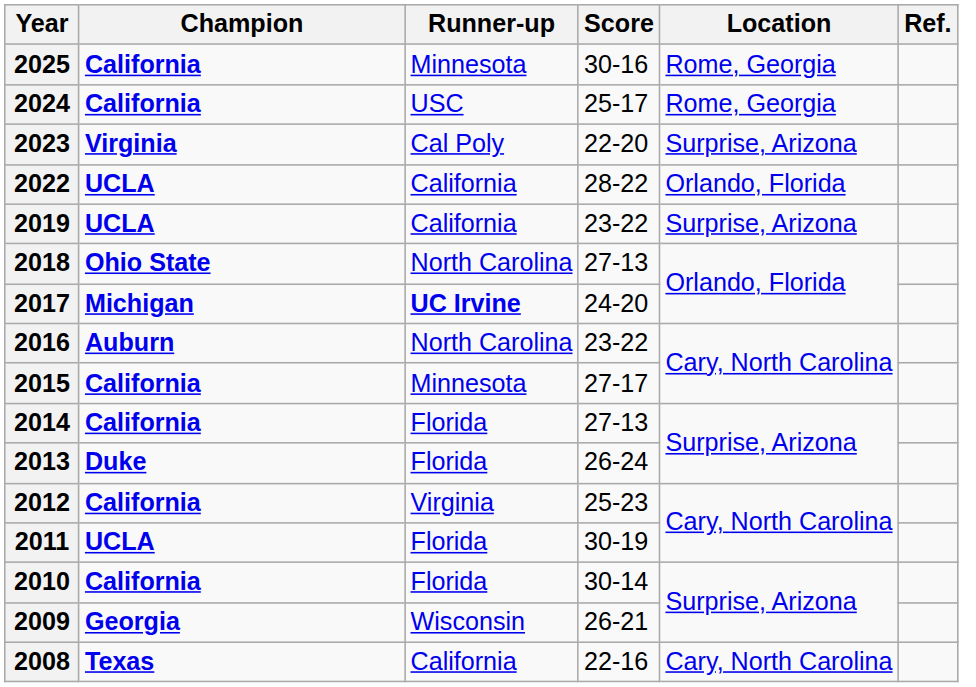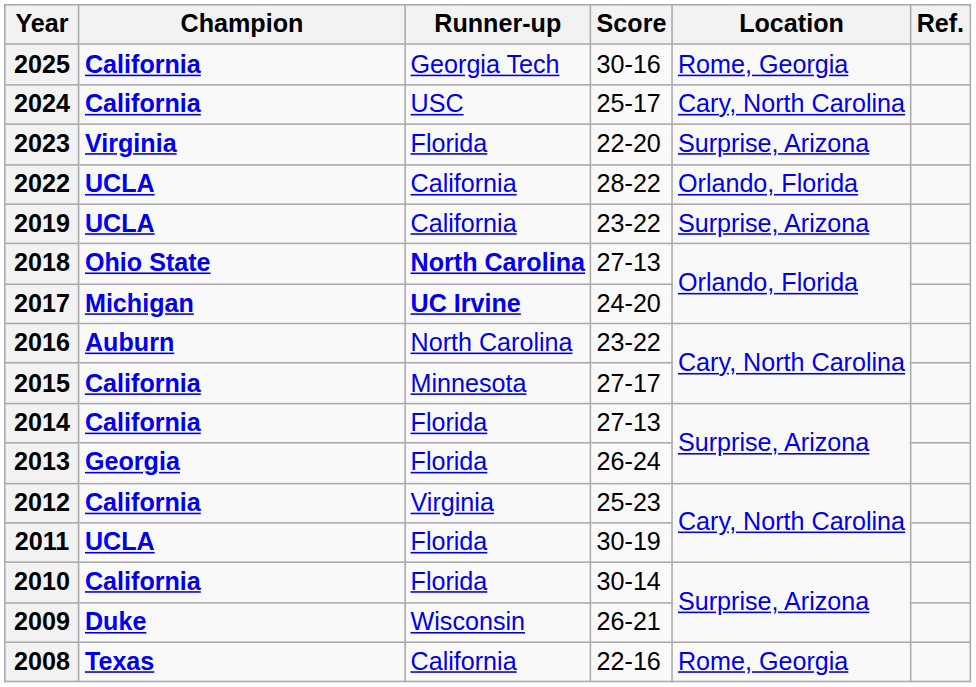(468, 64) Minnesota -> (485, 64) Georgia Tech
(751, 104) Rome, Georgia -> (792, 104) Cary, North Carolina
(457, 143) Cal Poly -> (449, 143) Florida
(492, 263) normal -> (498, 263) bold
(116, 462) Duke -> (132, 462) Georgia
(132, 622) Georgia -> (116, 622) Duke
(779, 661) Cary, North Carolina -> (763, 661) Rome, Georgia
